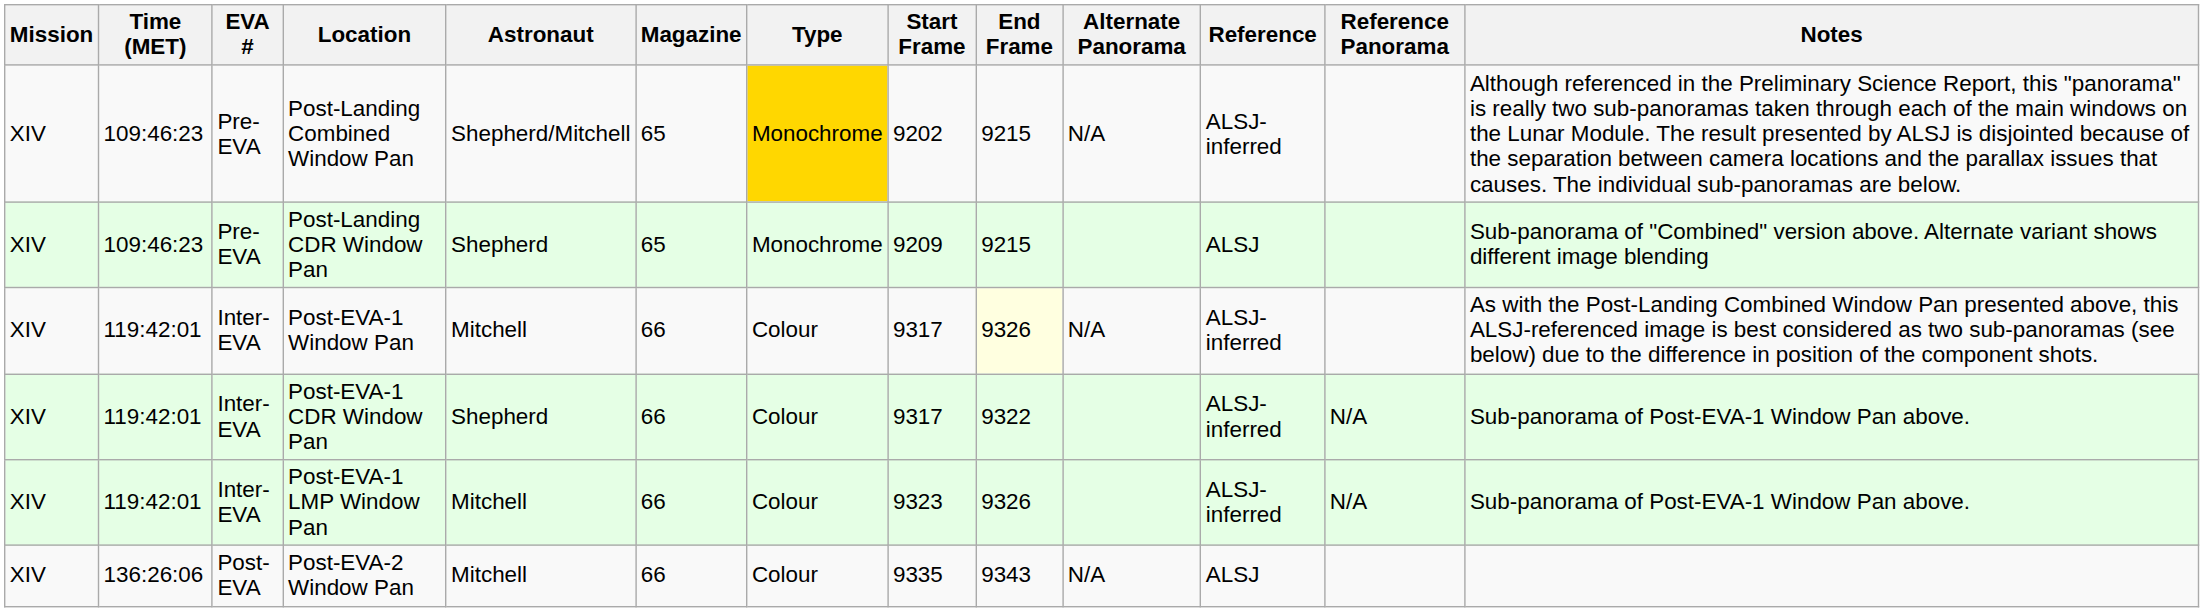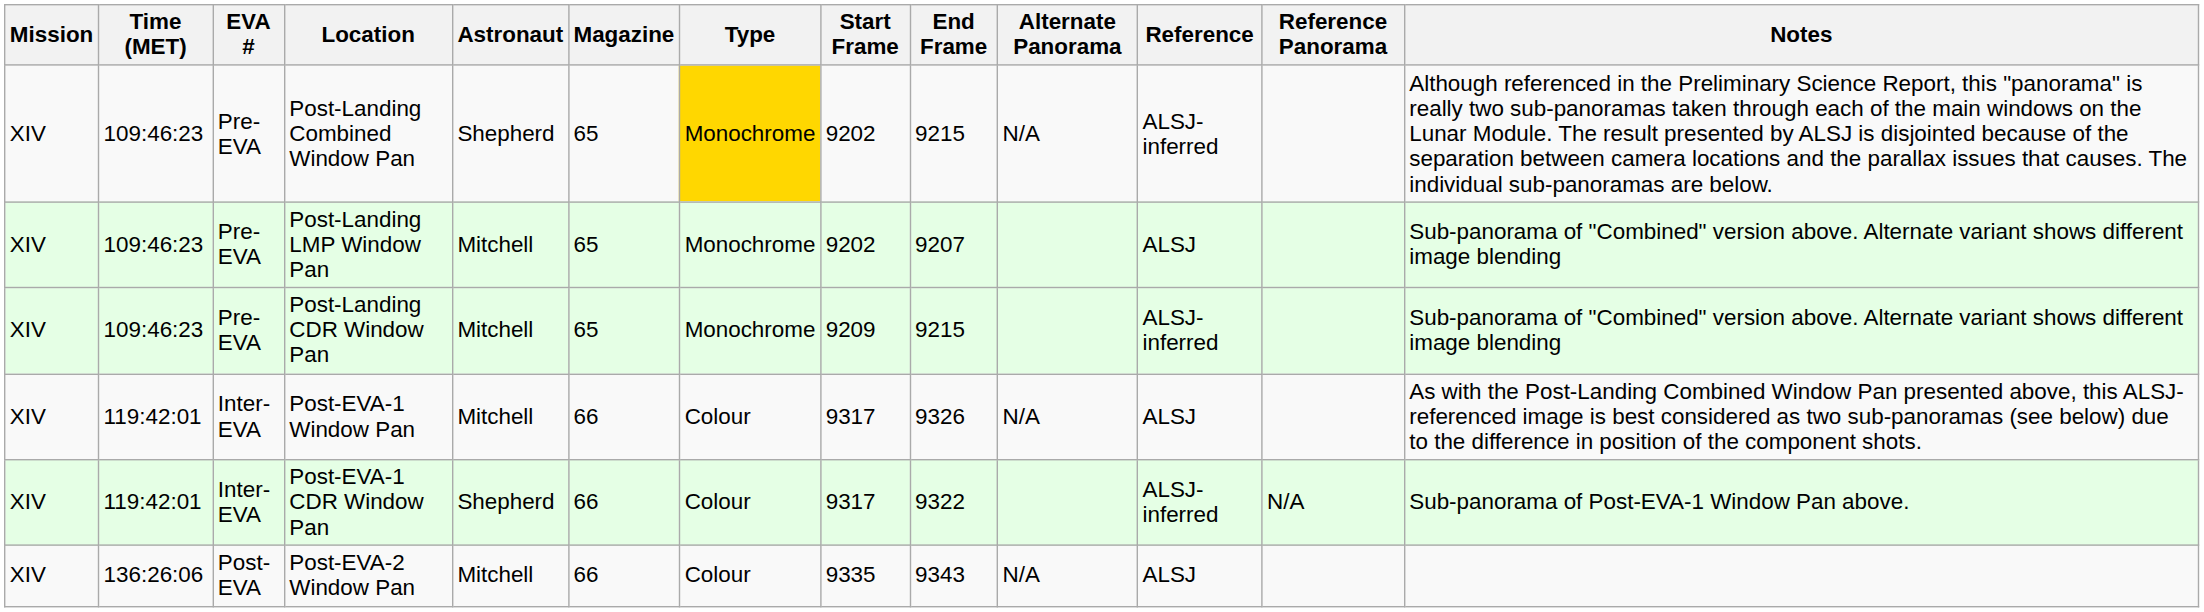(541, 133) Shepherd/Mitchell -> (506, 133) Shepherd
+ row: (355, 244)
(500, 244) Shepherd -> (495, 330) Mitchell
(1233, 244) ALSJ -> (1180, 330) ALSJ-inferred
(1006, 330) lightyellow background -> (940, 416) no background
(1244, 330) ALSJ-inferred -> (1169, 416) ALSJ
- row: (354, 502)
